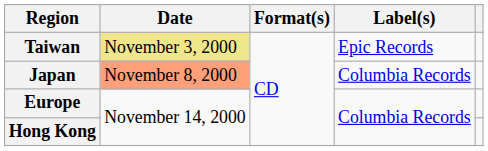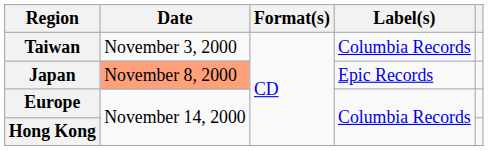(171, 46) khaki background -> (171, 46) no background
(386, 46) Epic Records -> (404, 46) Columbia Records
(404, 74) Columbia Records -> (386, 74) Epic Records
